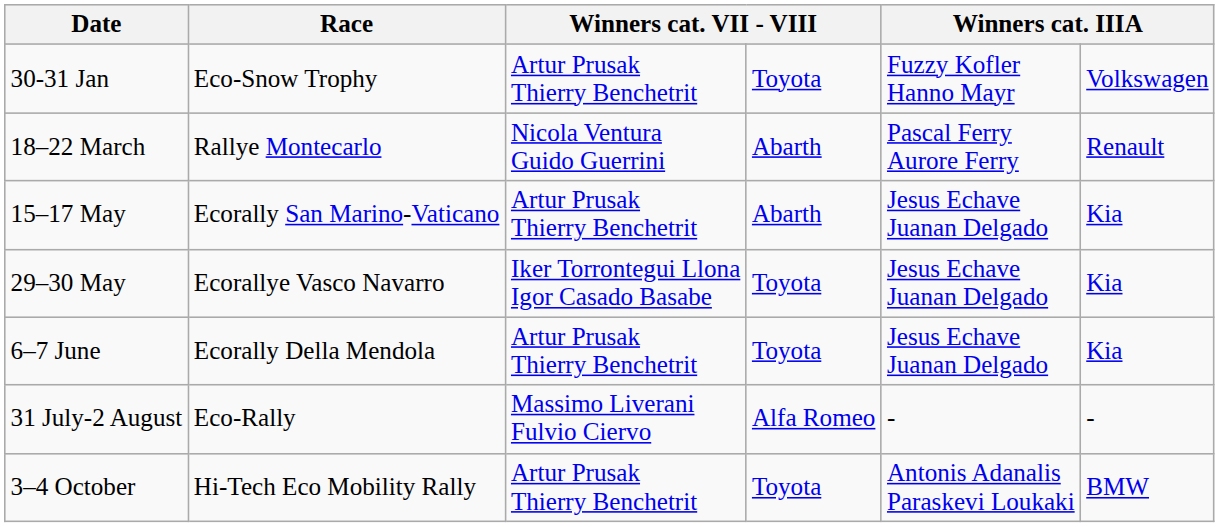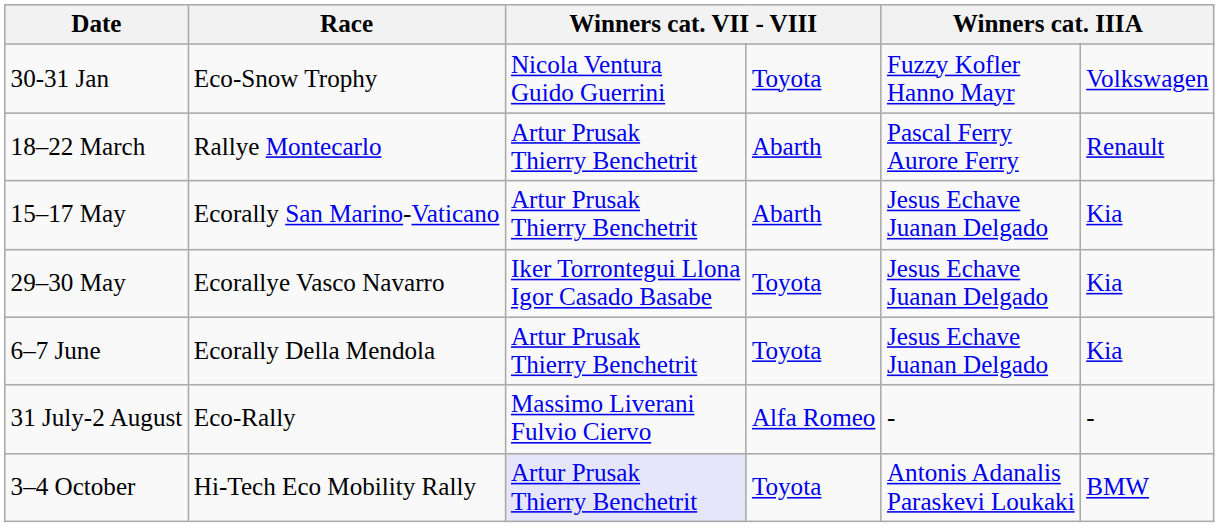(604, 78) Artur Prusak Thierry Benchetrit -> (588, 78) Nicola Ventura Guido Guerrini
(588, 146) Nicola Ventura Guido Guerrini -> (604, 146) Artur Prusak Thierry Benchetrit
(604, 486) no background -> (604, 486) lavender background
